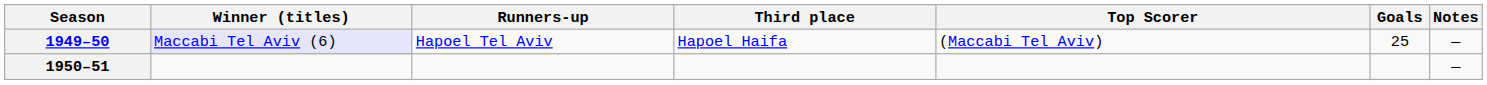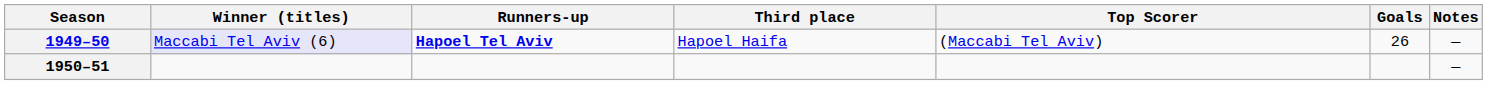(484, 42) normal -> (484, 42) bold
(1400, 42) 25 -> (1400, 42) 26
